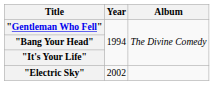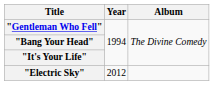(116, 73) 2002 -> (116, 73) 2012
